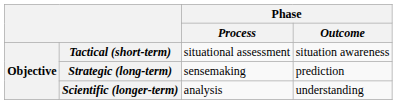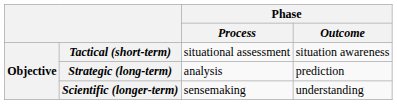(215, 71) sensemaking -> (203, 71) analysis
(203, 90) analysis -> (215, 90) sensemaking
